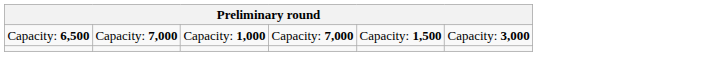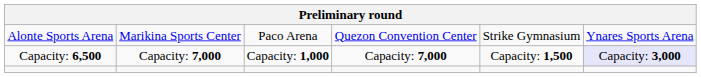+ row: (60, 35)
(489, 35) no background -> (640, 55) lavender background
